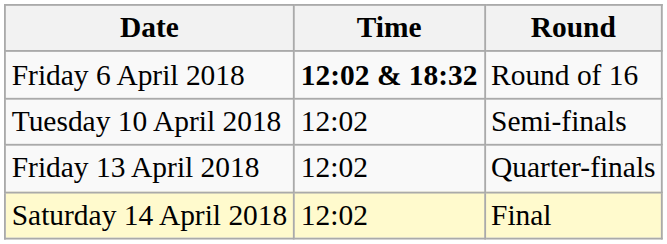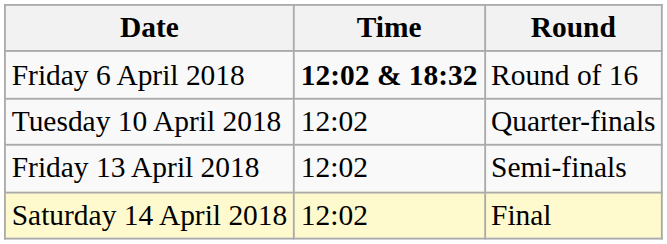(559, 121) Semi-finals -> (573, 121) Quarter-finals
(573, 167) Quarter-finals -> (559, 167) Semi-finals
